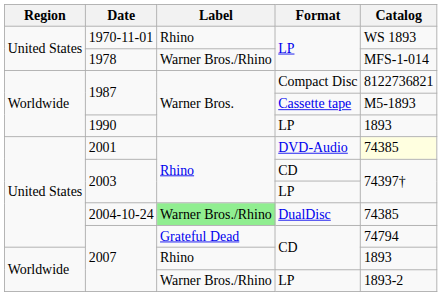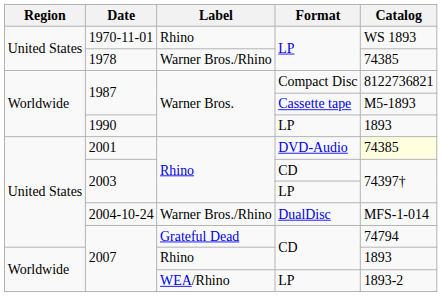(396, 59) MFS-1-014 -> (381, 59) 74385
(216, 214) lightgreen background -> (216, 214) no background
(381, 214) 74385 -> (396, 214) MFS-1-014
(216, 280) Warner Bros./Rhino -> (195, 280) WEA/Rhino
